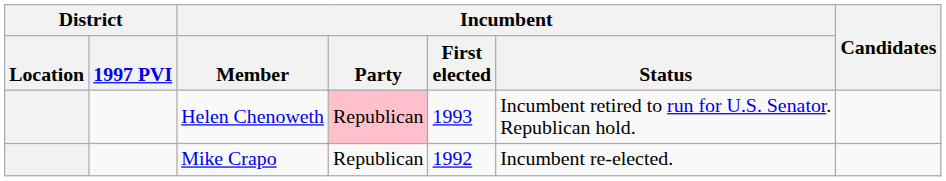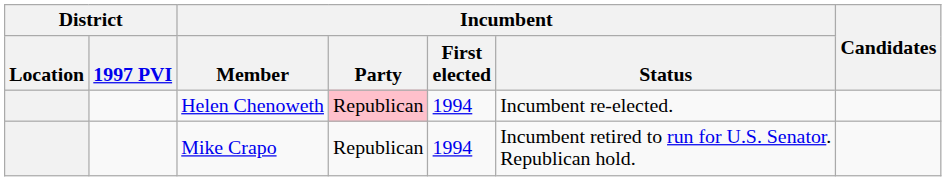(452, 116) 1993 -> (452, 105) 1994
(666, 116) Incumbent retired to run for U.S. Senator. Republican hold. -> (587, 105) Incumbent re-elected.
(452, 159) 1992 -> (452, 148) 1994
(587, 159) Incumbent re-elected. -> (666, 148) Incumbent retired to run for U.S. Senator. Republican hold.
